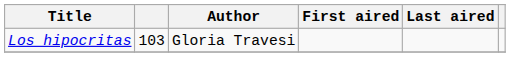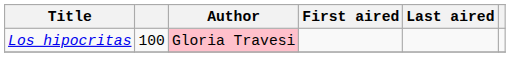(152, 40) 103 -> (152, 40) 100
(234, 40) no background -> (234, 40) pink background
